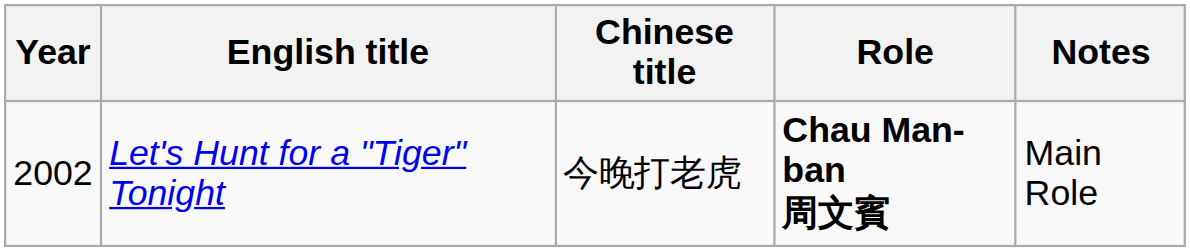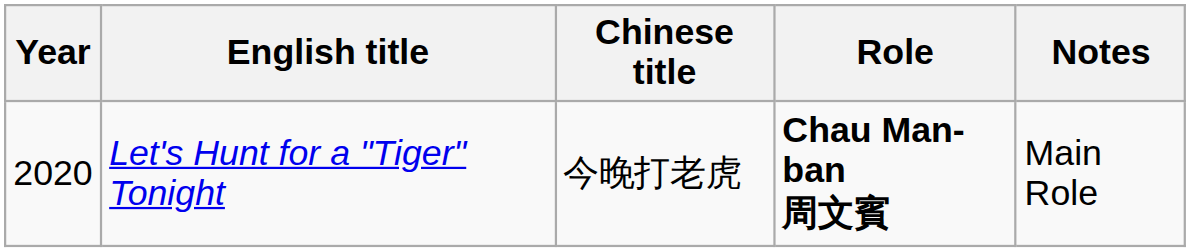(53, 173) 2002 -> (53, 173) 2020
